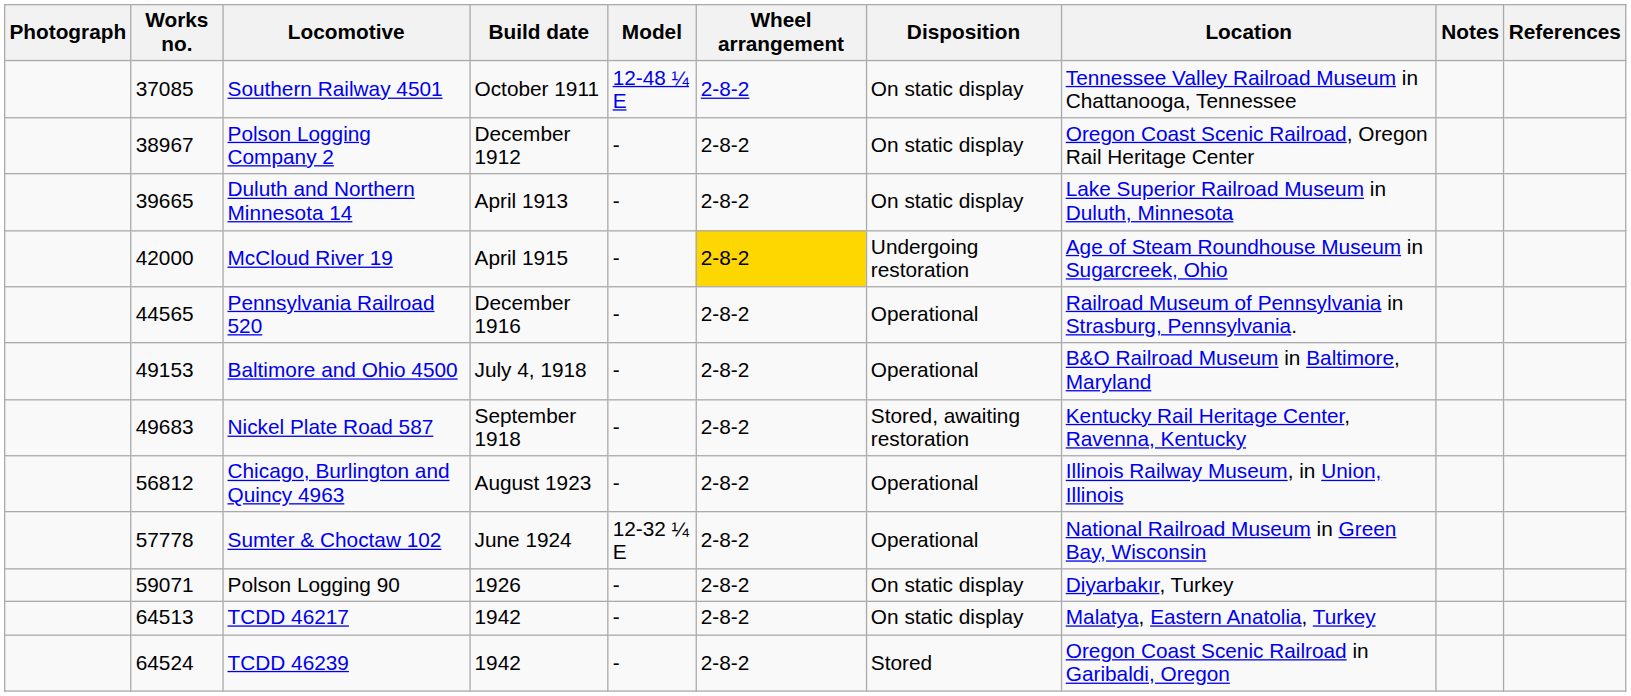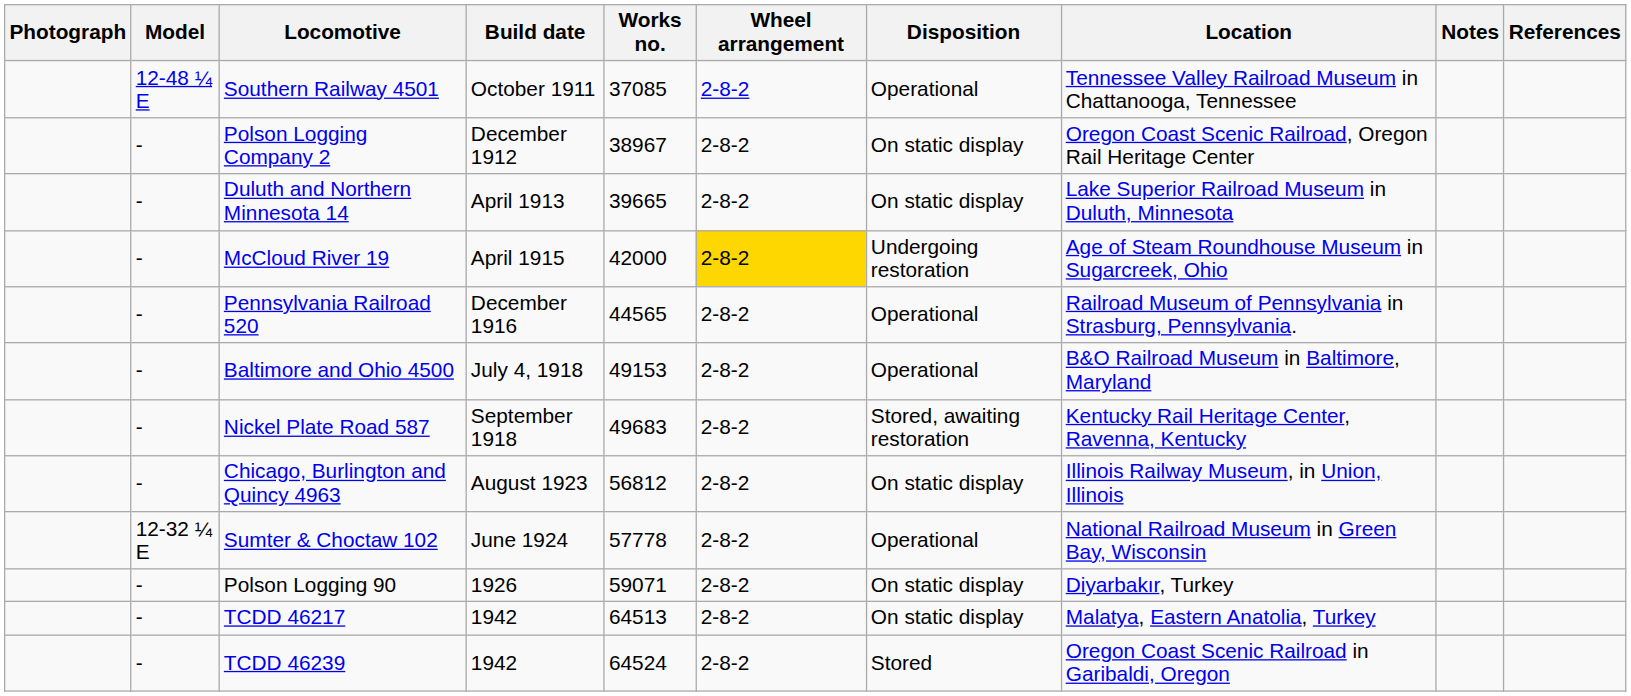columns swapped: (177, 32) <-> (652, 32)
(947, 89) On static display -> (925, 89) Operational
(925, 483) Operational -> (947, 483) On static display
